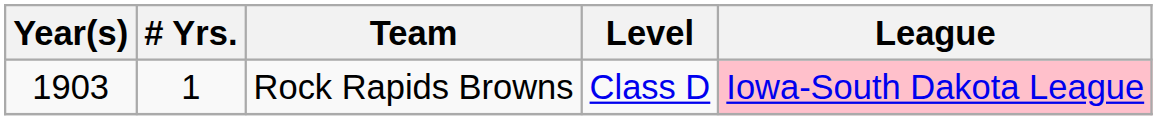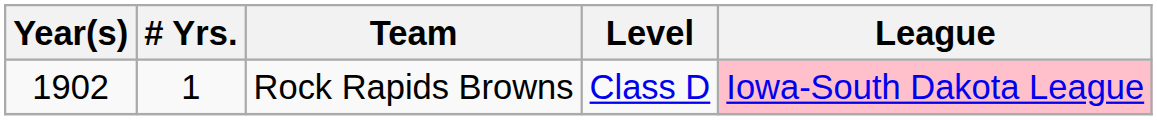(71, 87) 1903 -> (71, 87) 1902
